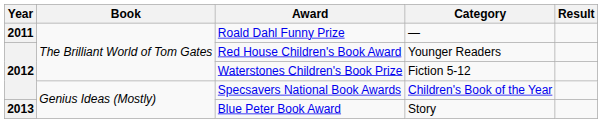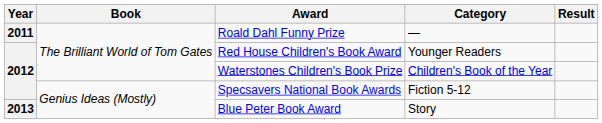(439, 71) Fiction 5-12 -> (480, 71) Children's Book of the Year
(480, 90) Children's Book of the Year -> (439, 90) Fiction 5-12
